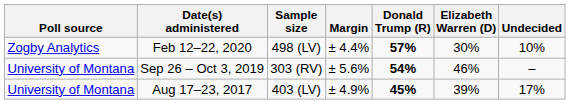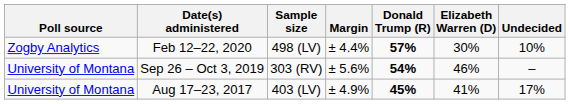(466, 90) 39% -> (466, 90) 41%
